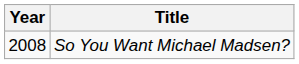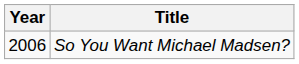(27, 44) 2008 -> (27, 44) 2006
